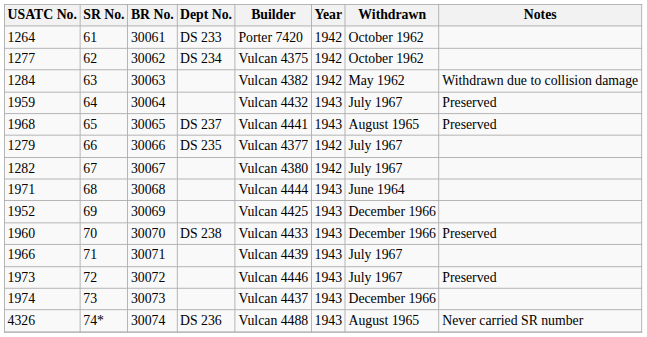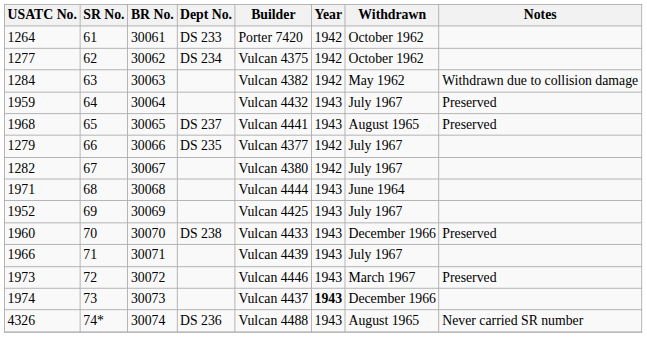(392, 211) December 1966 -> (375, 211) July 1967
(375, 277) July 1967 -> (382, 277) March 1967
(328, 299) normal -> (328, 299) bold
